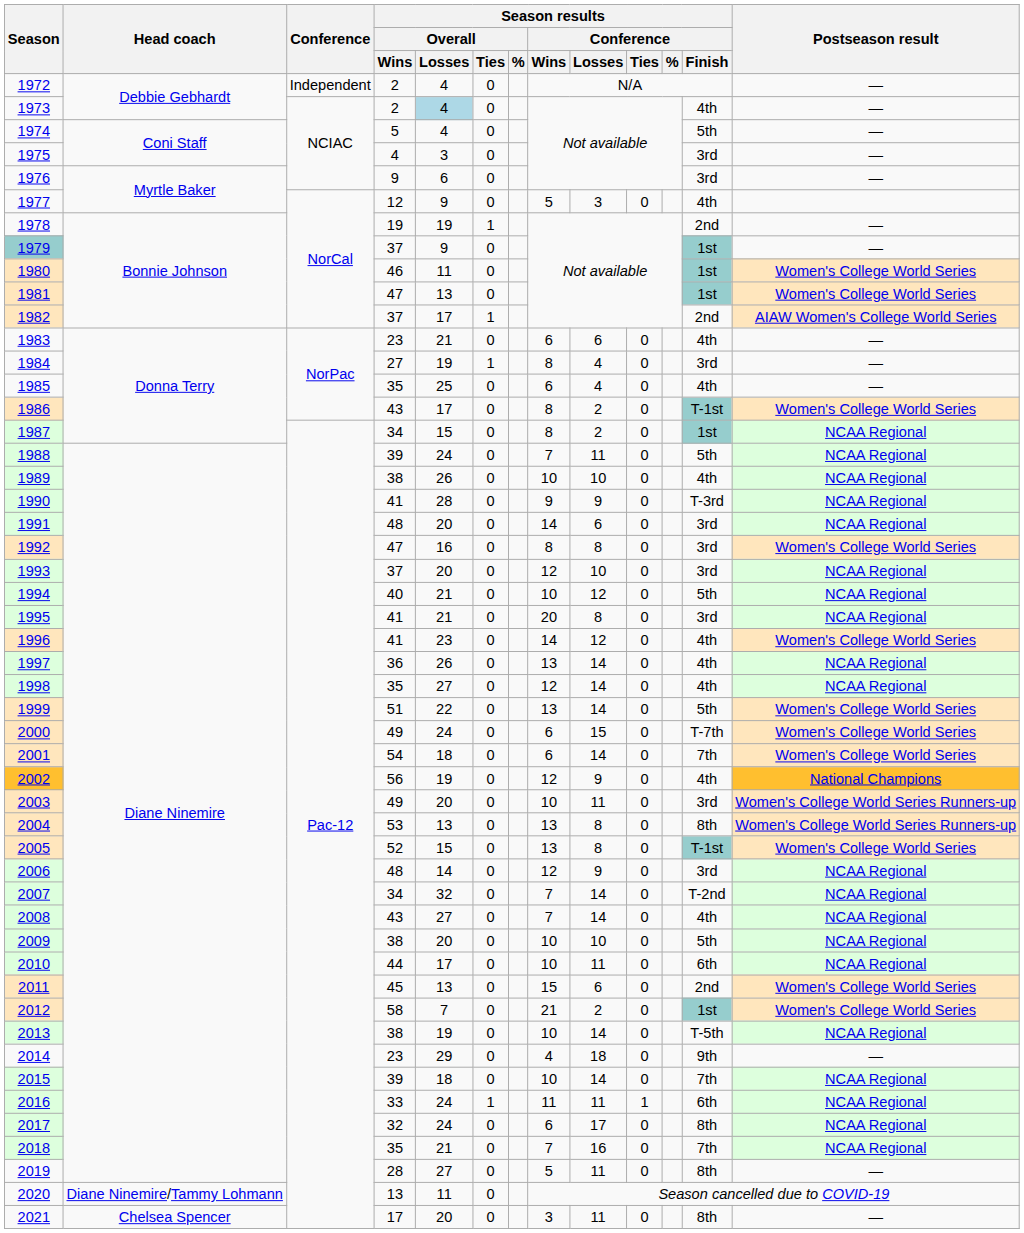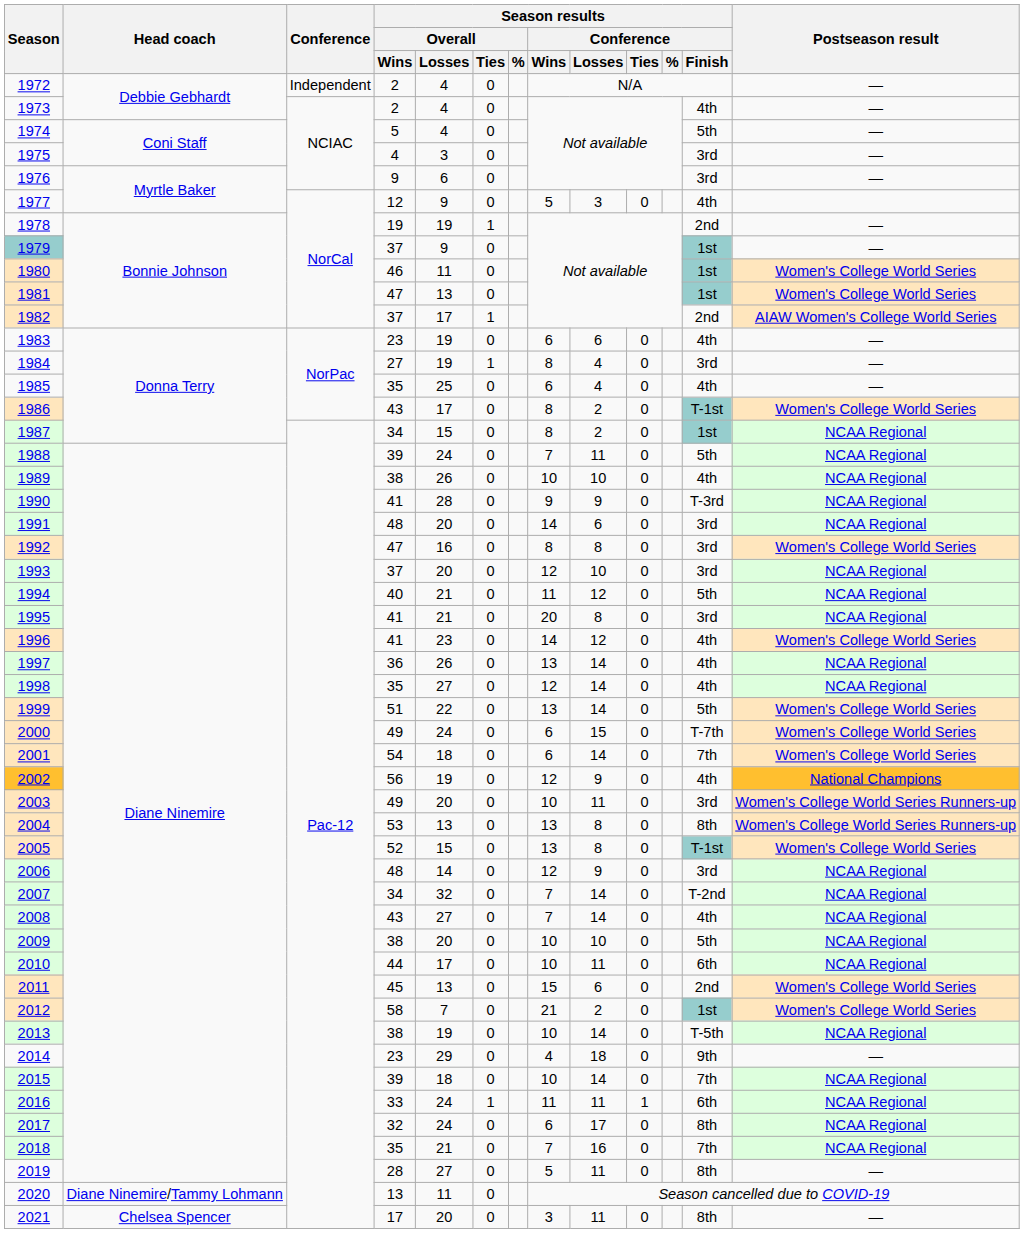(444, 109) lightblue background -> (444, 109) no background
(444, 340) 21 -> (444, 340) 19
(549, 594) 10 -> (549, 594) 11
